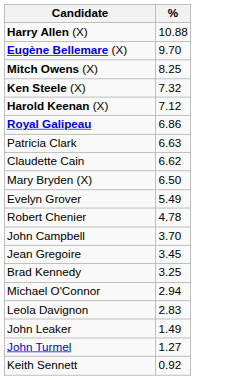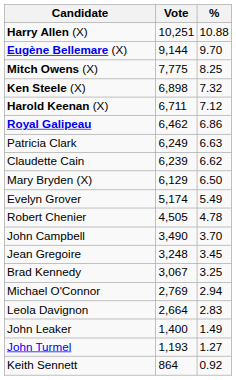+ column: (176, 13)
